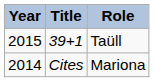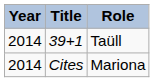(25, 40) 2015 -> (25, 40) 2014
